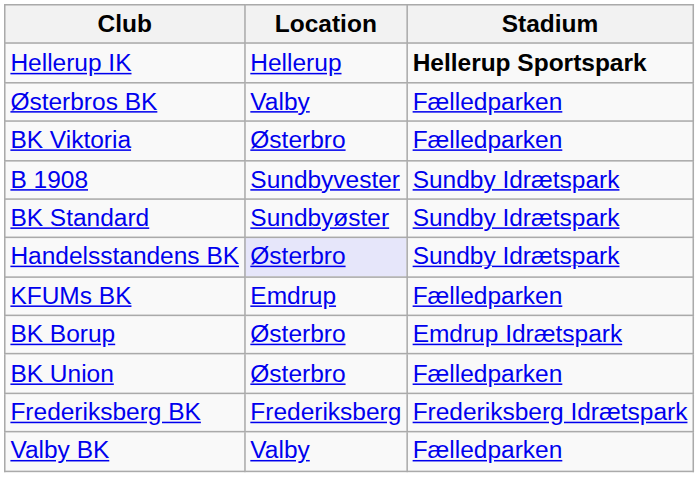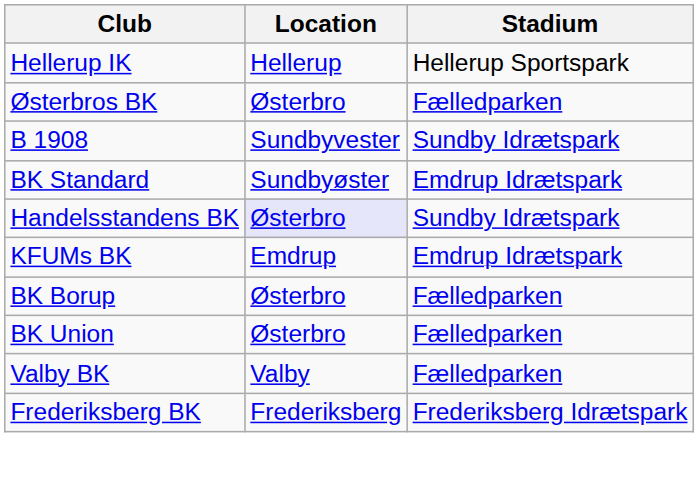(530, 62) bold -> (521, 62) normal
(280, 101) Valby -> (298, 101) Østerbro
- row: (71, 140)
(516, 218) Sundby Idrætspark -> (517, 179) Emdrup Idrætspark
(487, 295) Fælledparken -> (517, 256) Emdrup Idrætspark
(517, 334) Emdrup Idrætspark -> (487, 295) Fælledparken
rows swapped: (60, 450) <-> (106, 412)
